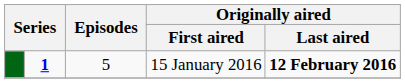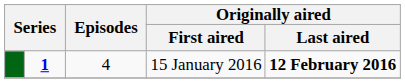(106, 64) 5 -> (106, 64) 4
